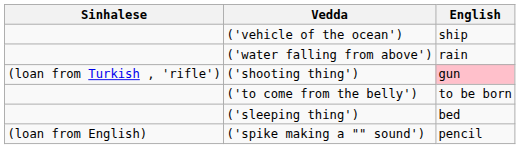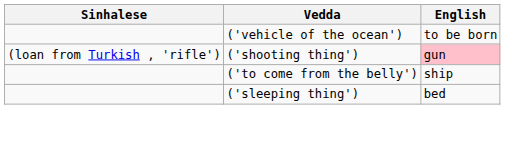(453, 34) ship -> (460, 34) to be born
- row: (330, 54)
(475, 94) to be born -> (438, 74) ship
- row: (326, 134)
